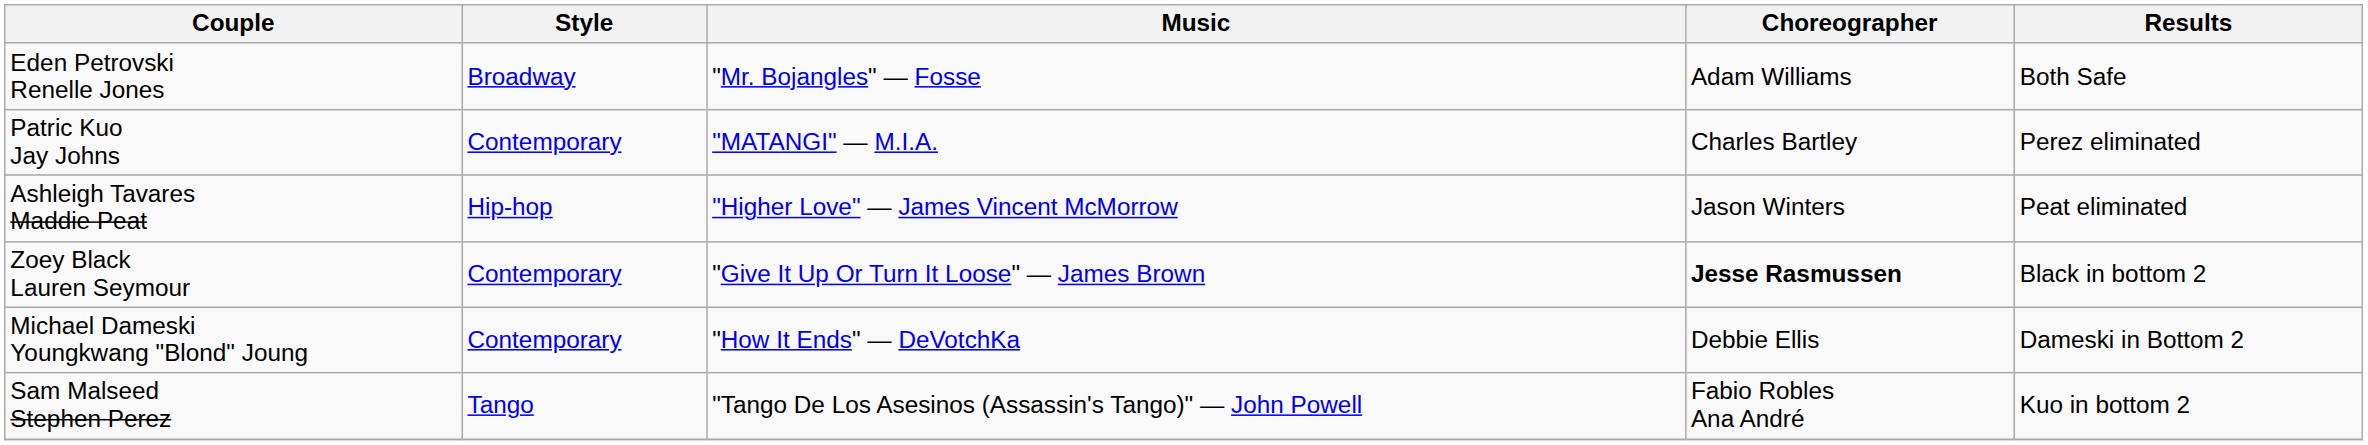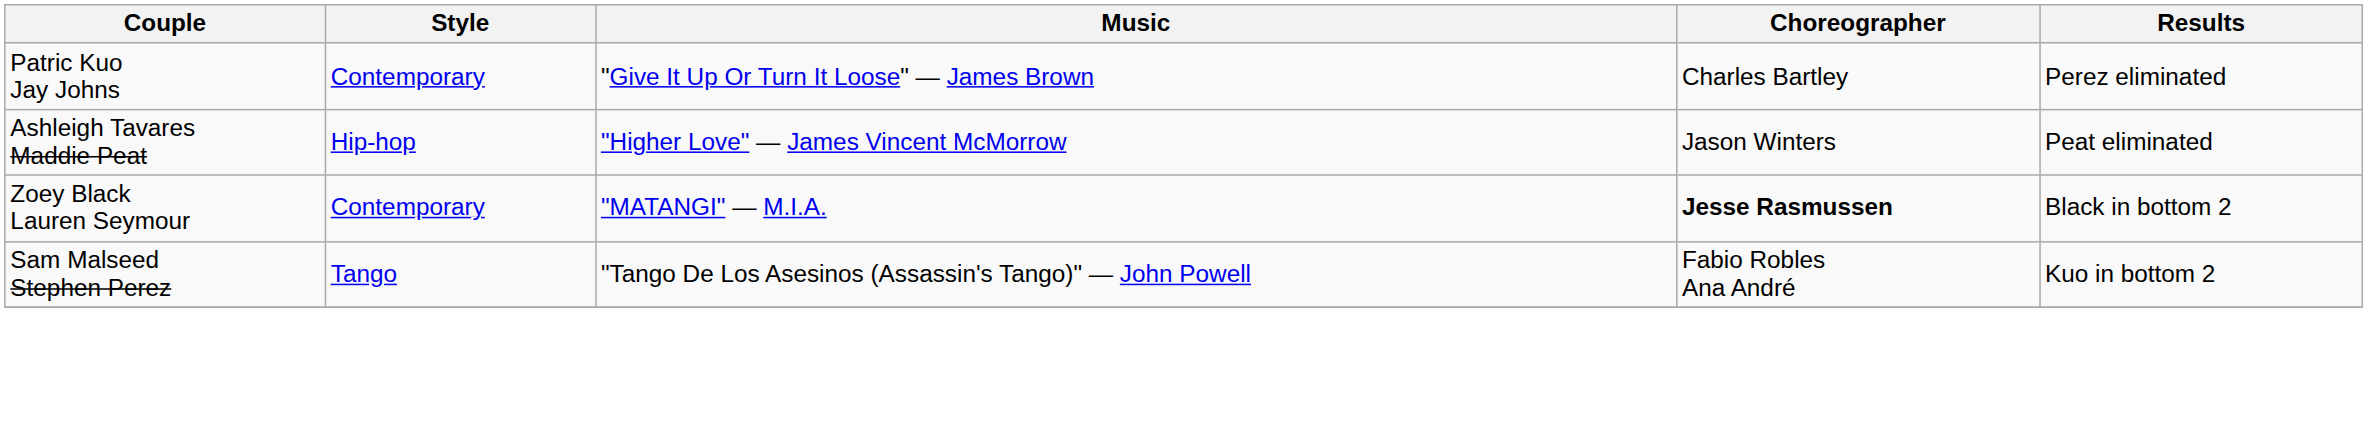- row: (92, 76)
(825, 141) "MATANGI" — M.I.A. -> (847, 76) "Give It Up Or Turn It Loose" — James Brown
(959, 273) "Give It Up Or Turn It Loose" — James Brown -> (714, 207) "MATANGI" — M.I.A.
- row: (159, 339)
